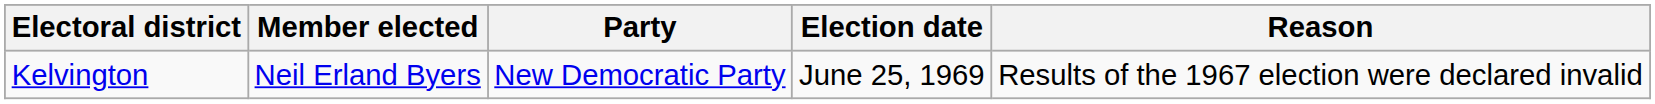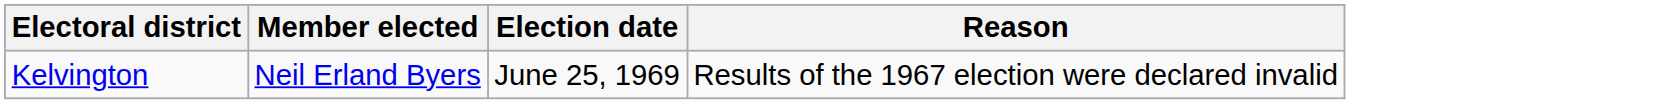- column: (640, 27)
